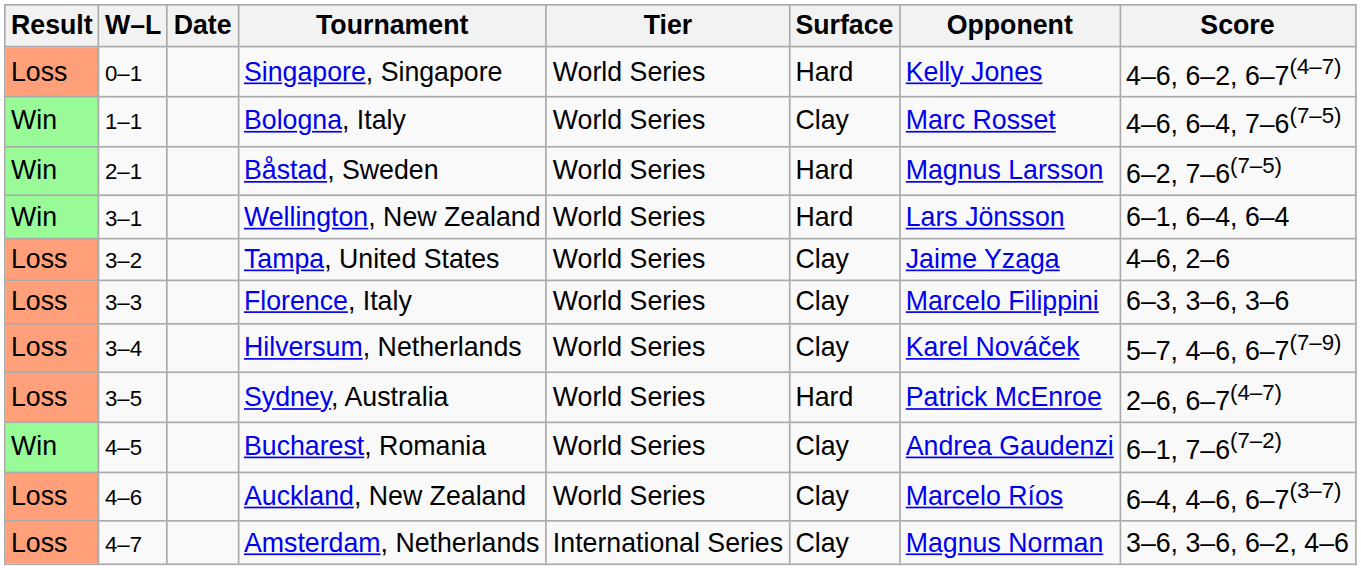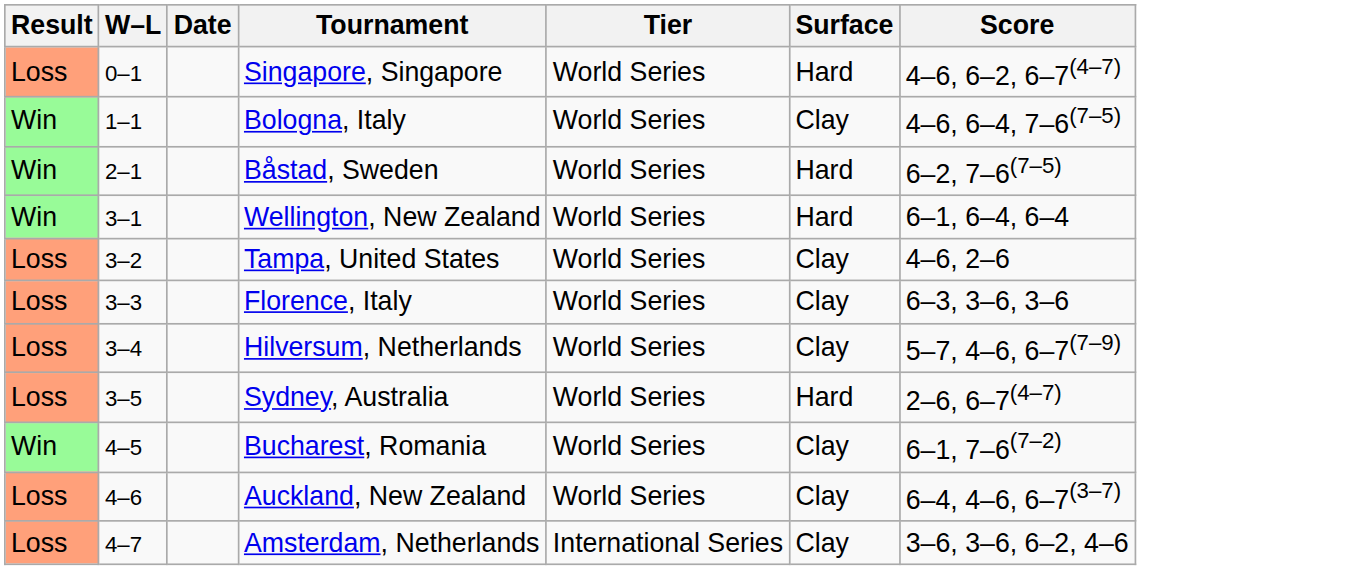- column: (1010, 25)
